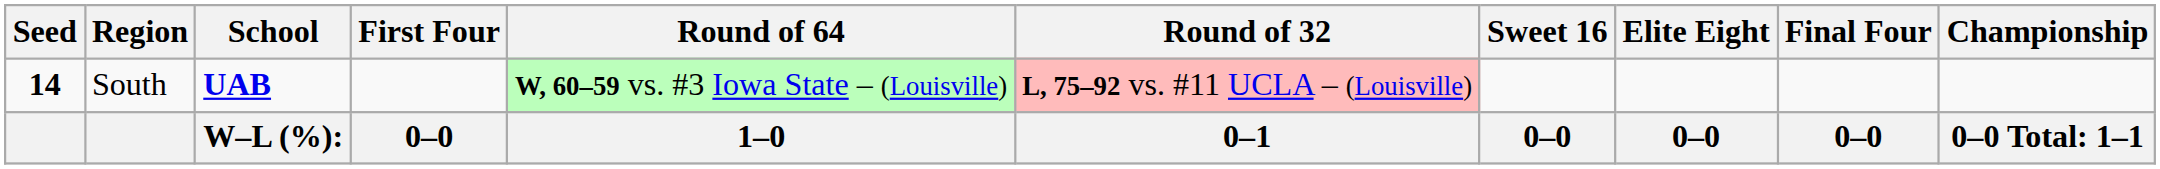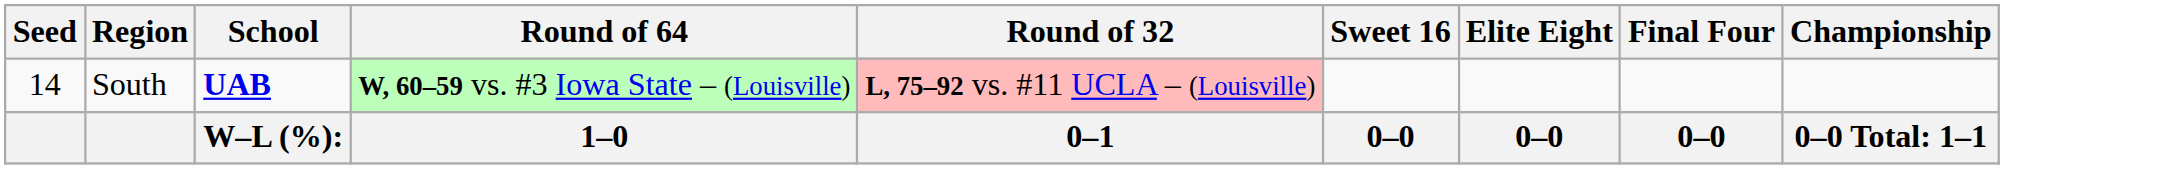- column: (429, 31)
(45, 84) bold -> (45, 84) normal
